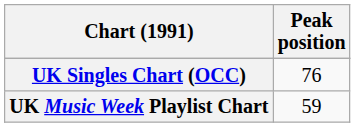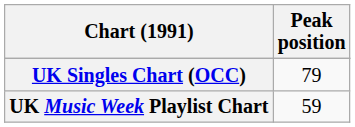(312, 74) 76 -> (312, 74) 79
